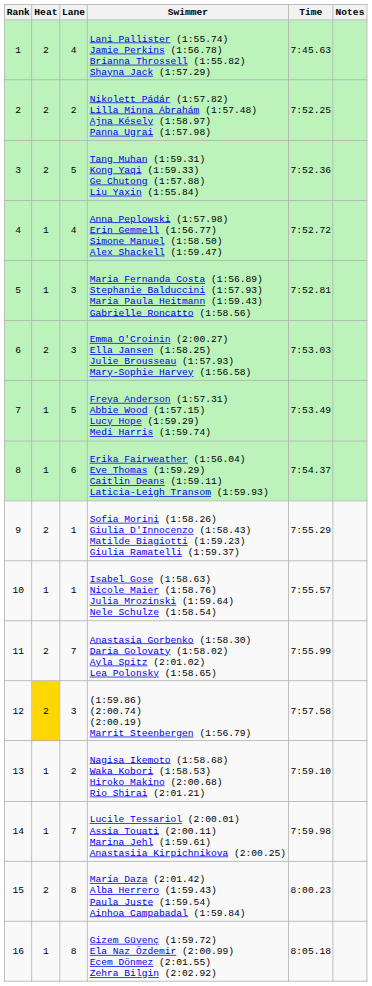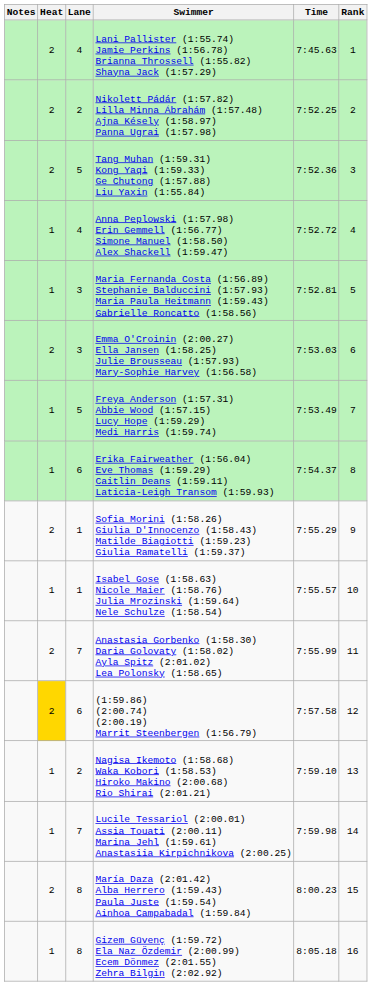columns swapped: (18, 12) <-> (350, 12)
(74, 711) 3 -> (79, 711) 6
